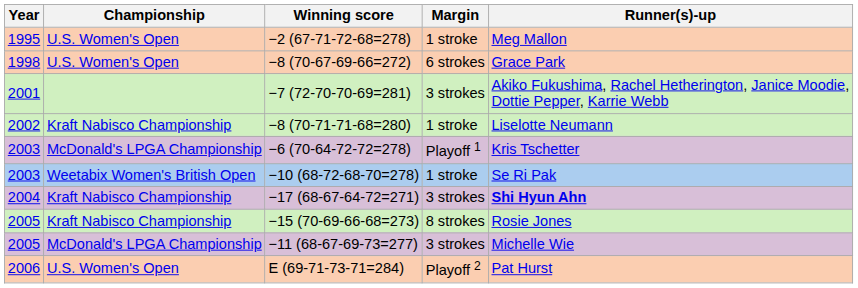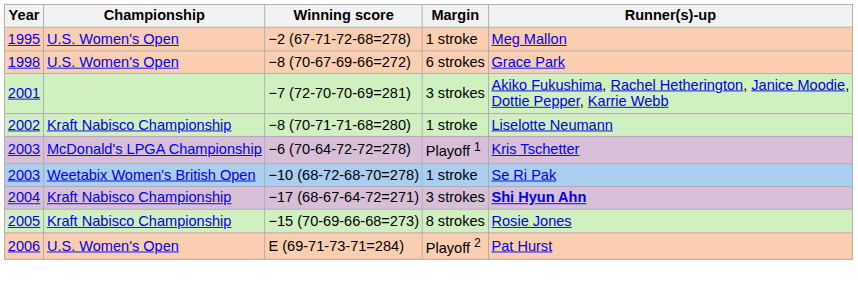- row: (343, 244)
